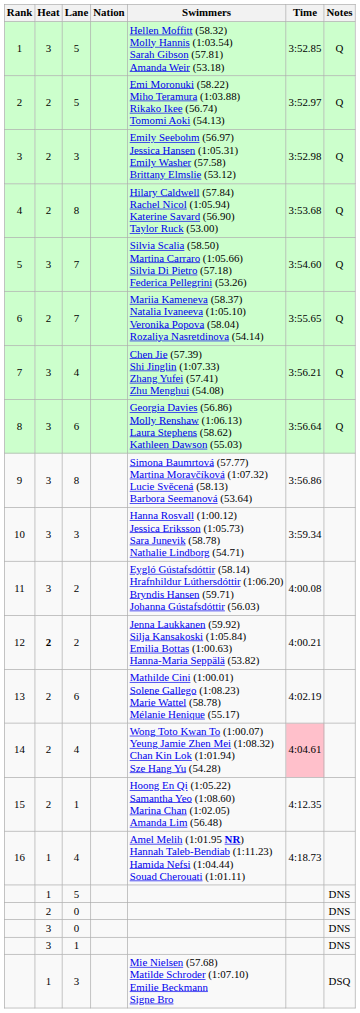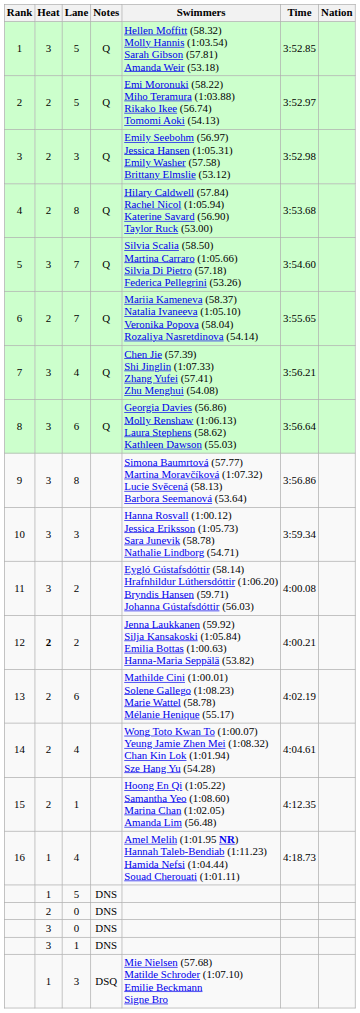columns swapped: (109, 13) <-> (339, 13)
(305, 750) pink background -> (300, 750) no background
